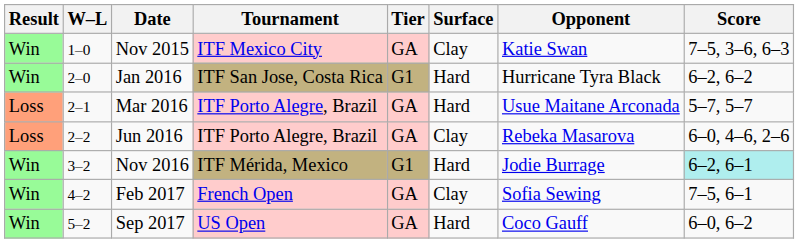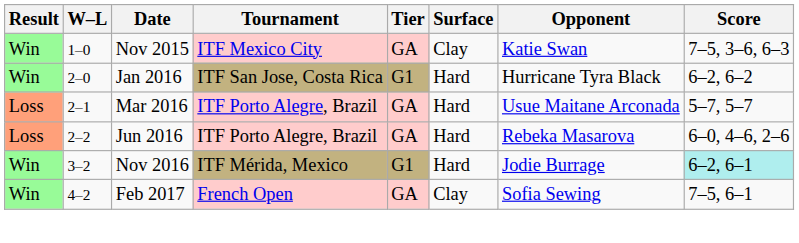(451, 135) Clay -> (452, 135) Hard
- row: (150, 223)
